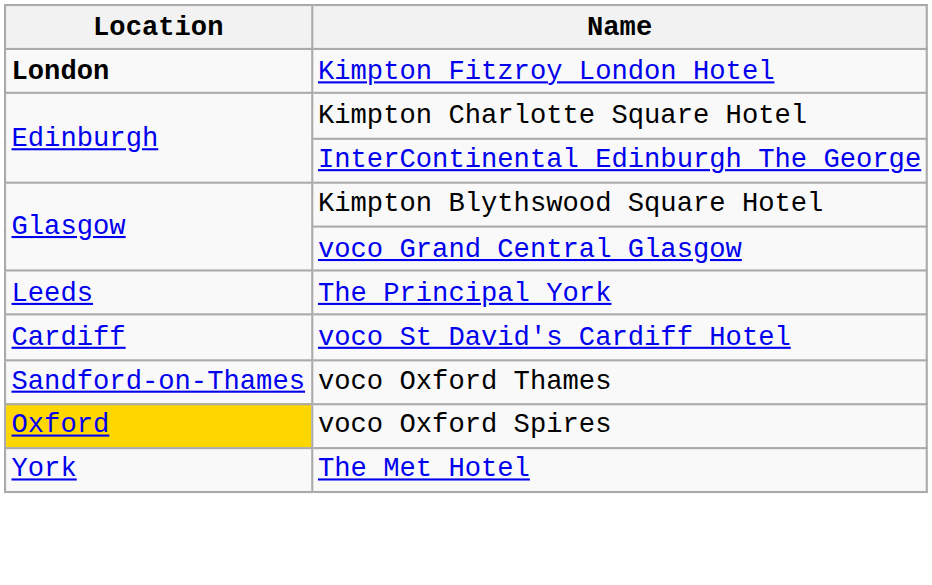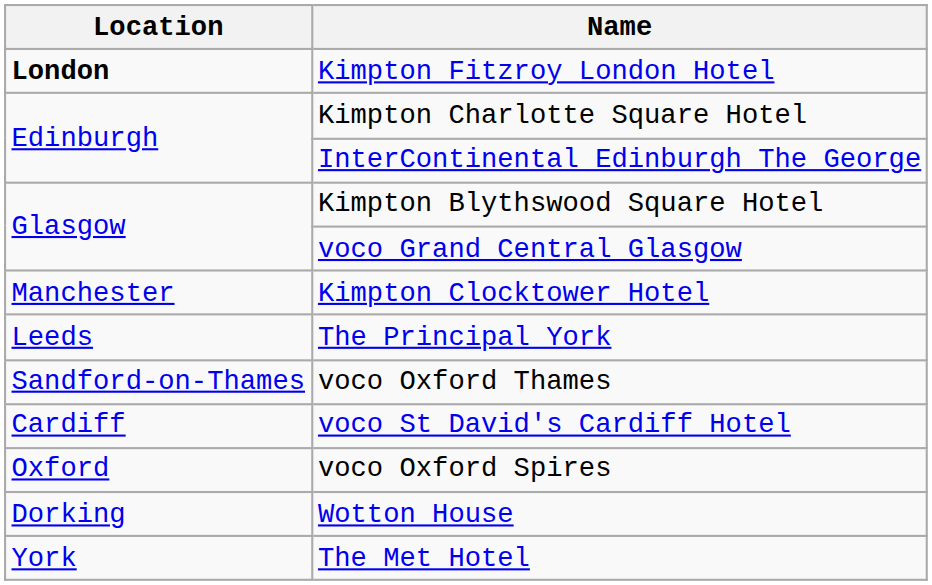+ row: (514, 293)
rows swapped: (554, 337) <-> (465, 381)
(60, 426) gold background -> (60, 470) no background
+ row: (416, 514)
